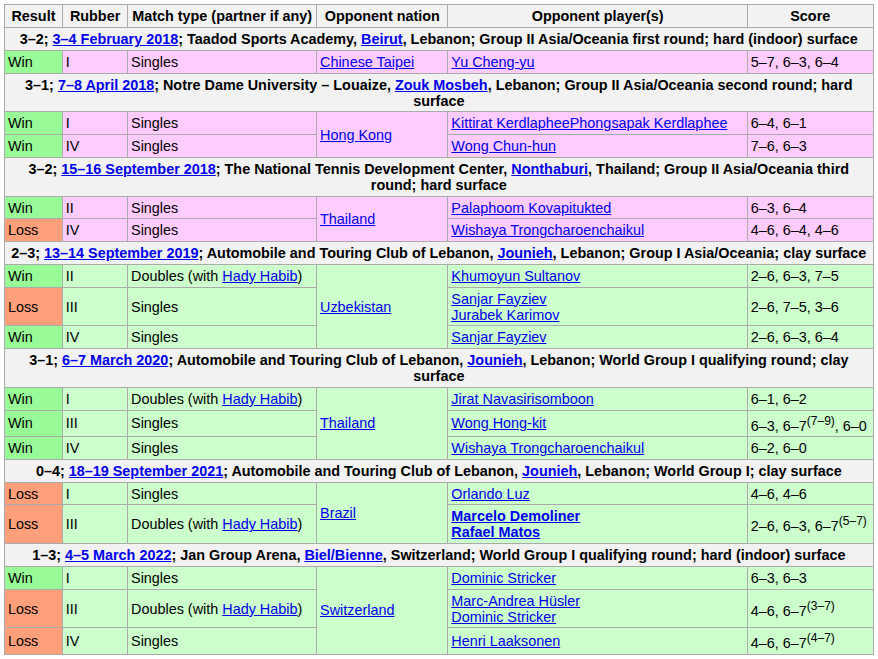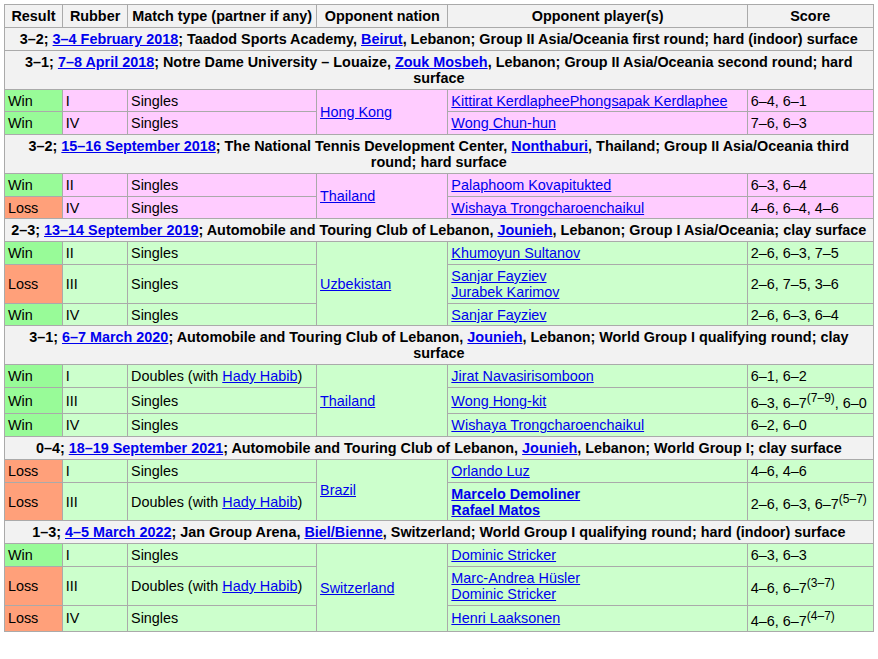- row: (68, 62)
(217, 276) Doubles (with Hady Habib) -> (155, 253) Singles
